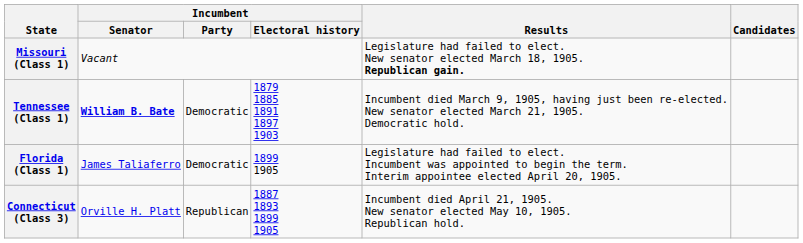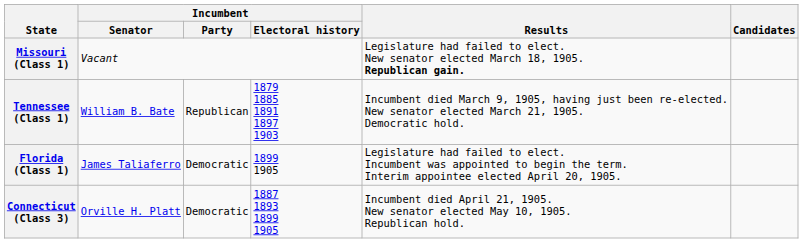(128, 112) bold -> (128, 112) normal
(217, 112) Democratic -> (217, 112) Republican
(217, 212) Republican -> (217, 212) Democratic
